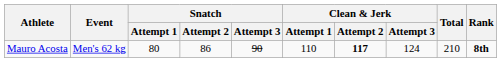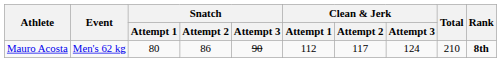(309, 49) 110 -> (309, 49) 112
(360, 49) bold -> (360, 49) normal
